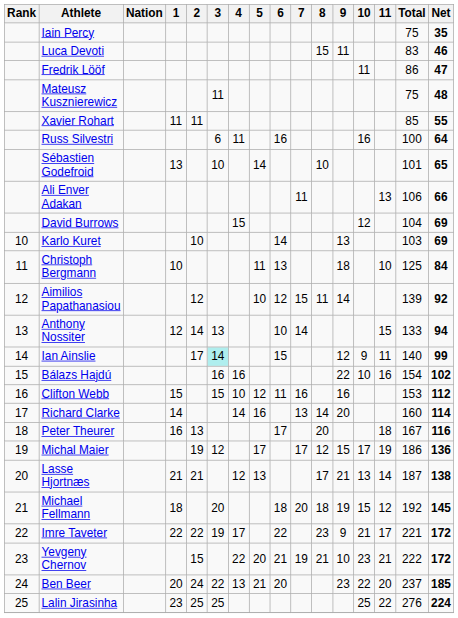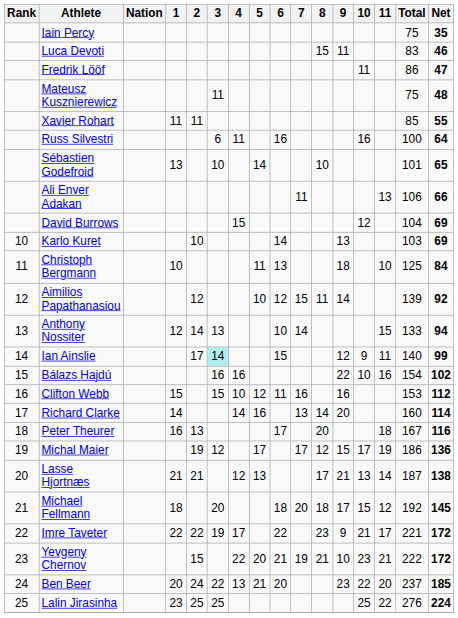(343, 508) 19 -> (343, 508) 17
